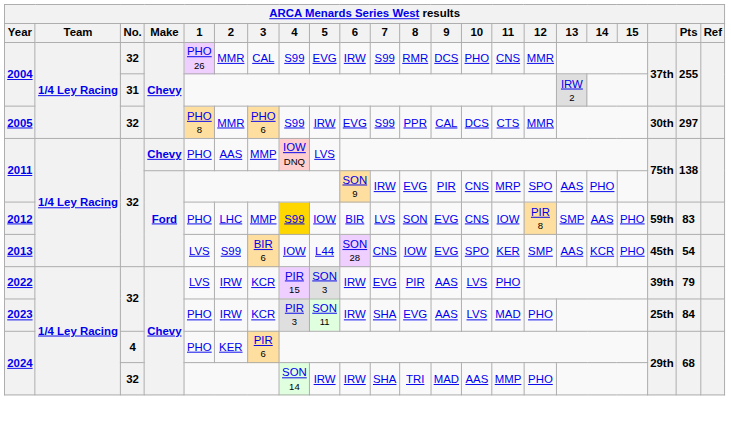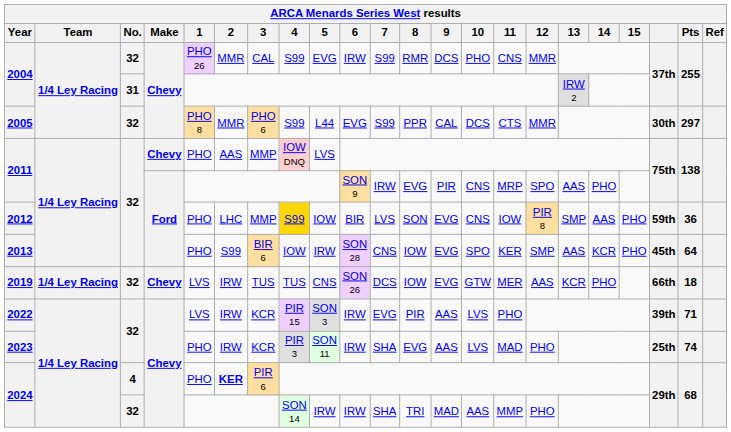(325, 122) IRW -> (325, 122) L44
(689, 219) 83 -> (691, 219) 36
(199, 251) LVS -> (199, 251) PHO
(325, 251) L44 -> (325, 251) IRW
(689, 251) 54 -> (691, 251) 64
+ row: (20, 283)
(689, 283) 79 -> (691, 315) 71
(689, 315) 84 -> (691, 347) 74
(231, 347) normal -> (231, 379) bold
